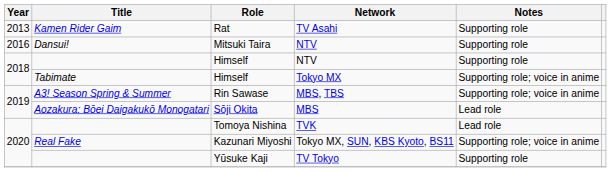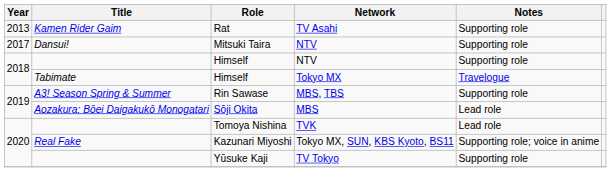(18, 45) 2016 -> (18, 45) 2017
(529, 77) Supporting role; voice in anime -> (484, 77) Travelogue
(529, 93) Supporting role; voice in anime -> (493, 93) Supporting role
